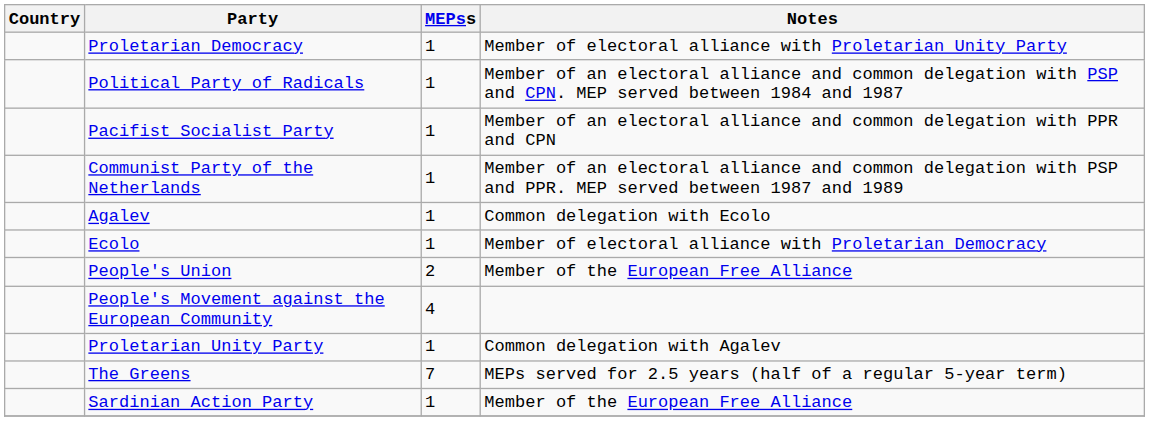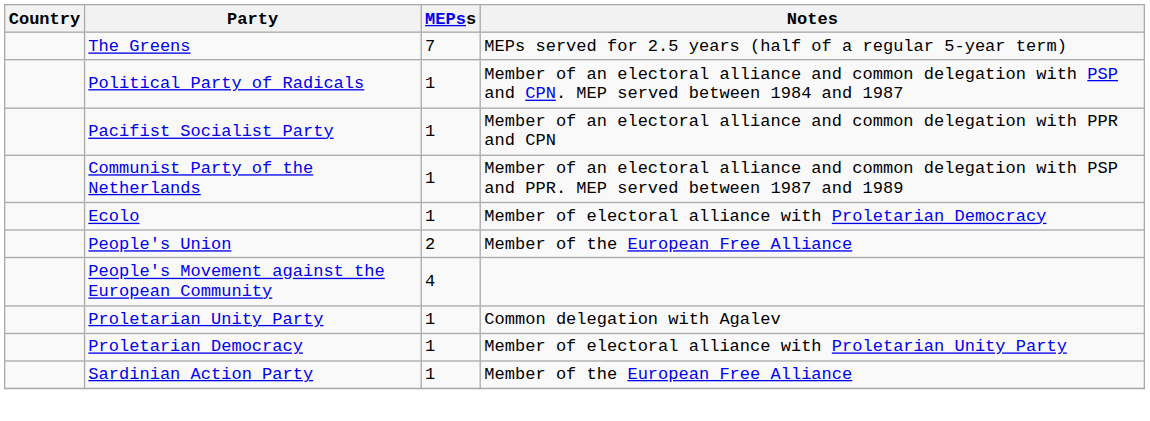rows swapped: (139, 375) <-> (196, 46)
- row: (119, 216)
